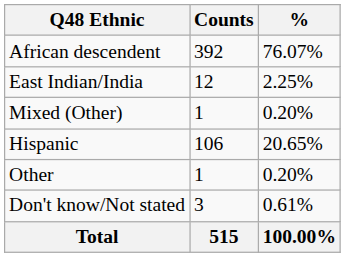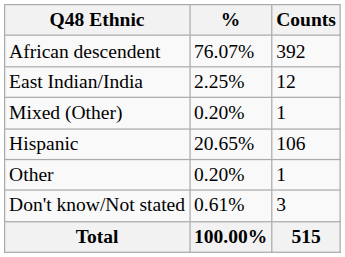columns swapped: (224, 19) <-> (299, 19)
